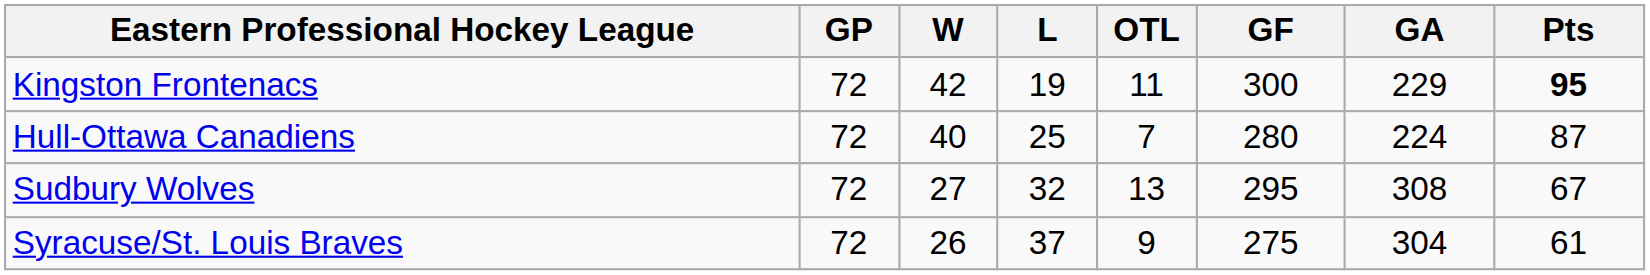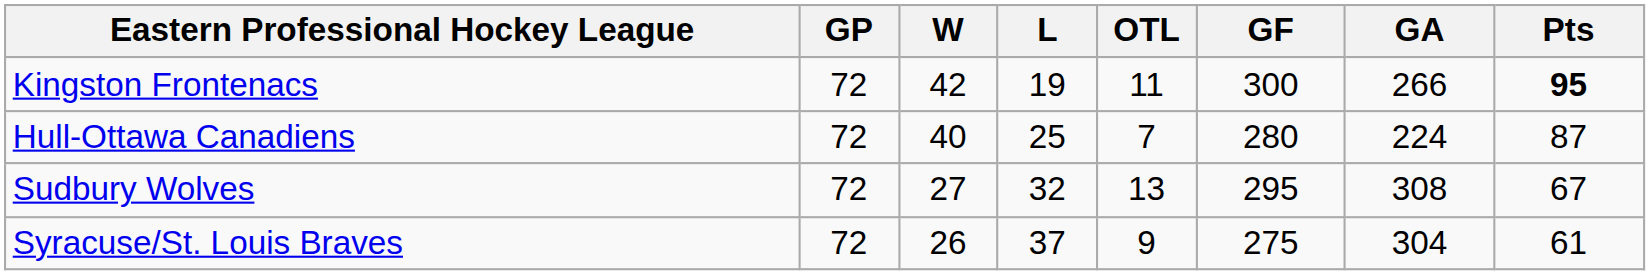(1420, 83) 229 -> (1420, 83) 266
